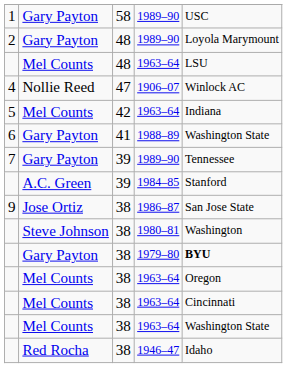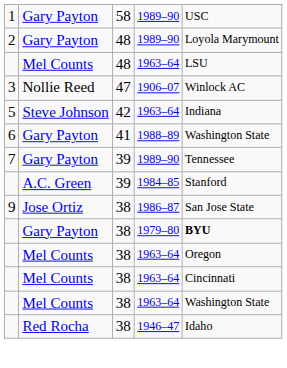(12, 87) 4 -> (12, 87) 3
(58, 111) Mel Counts -> (66, 111) Steve Johnson
- row: (123, 231)
